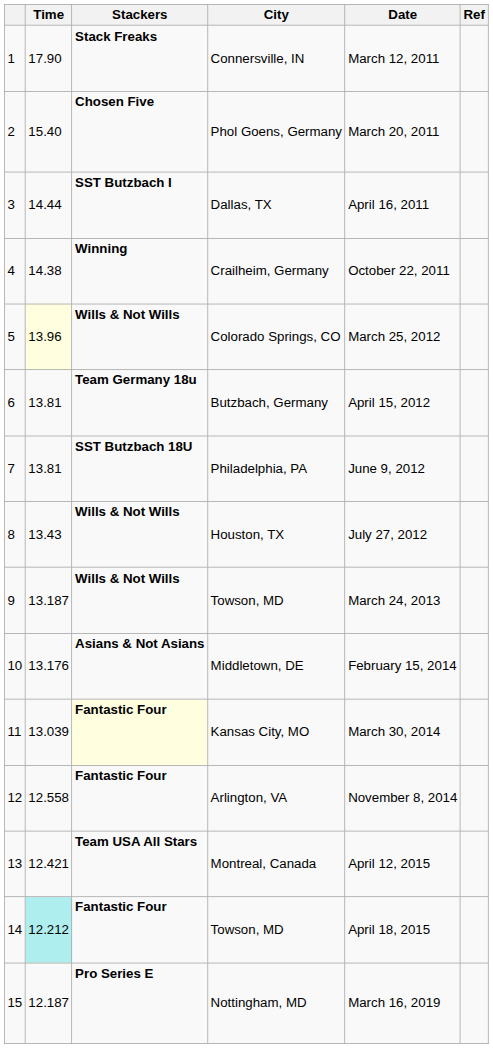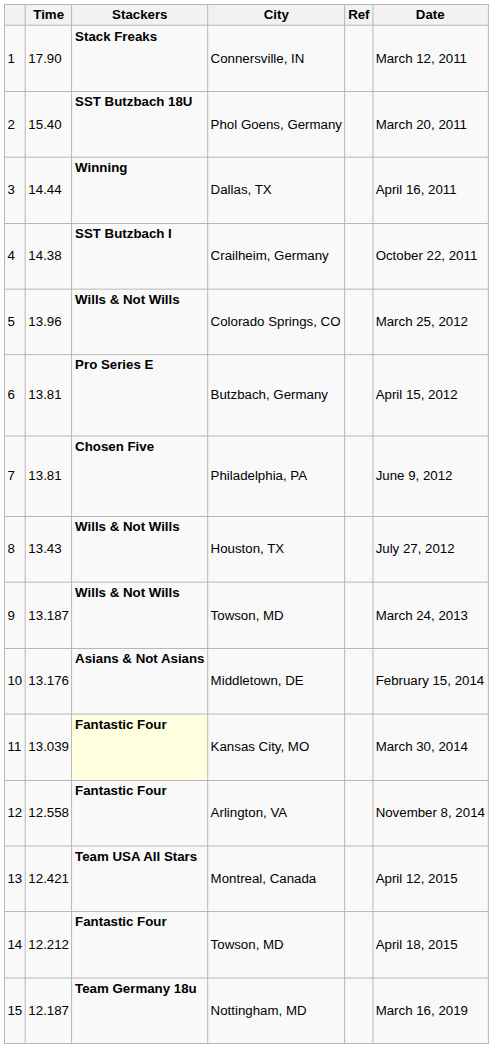columns swapped: (403, 15) <-> (474, 15)
(115, 101) Chosen Five -> (134, 101) SST Butzbach 18U
(123, 182) SST Butzbach I -> (101, 167) Winning
(101, 248) Winning -> (123, 233) SST Butzbach I
(45, 336) lightyellow background -> (45, 322) no background
(136, 380) Team Germany 18u -> (114, 365) Pro Series E
(134, 446) SST Butzbach 18U -> (115, 446) Chosen Five
(49, 929) paleturquoise background -> (49, 944) no background
(114, 973) Pro Series E -> (136, 988) Team Germany 18u
